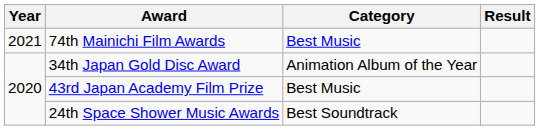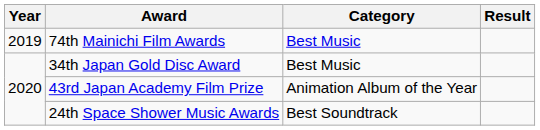(25, 40) 2021 -> (25, 40) 2019
(382, 64) Animation Album of the Year -> (323, 64) Best Music
(323, 88) Best Music -> (382, 88) Animation Album of the Year
